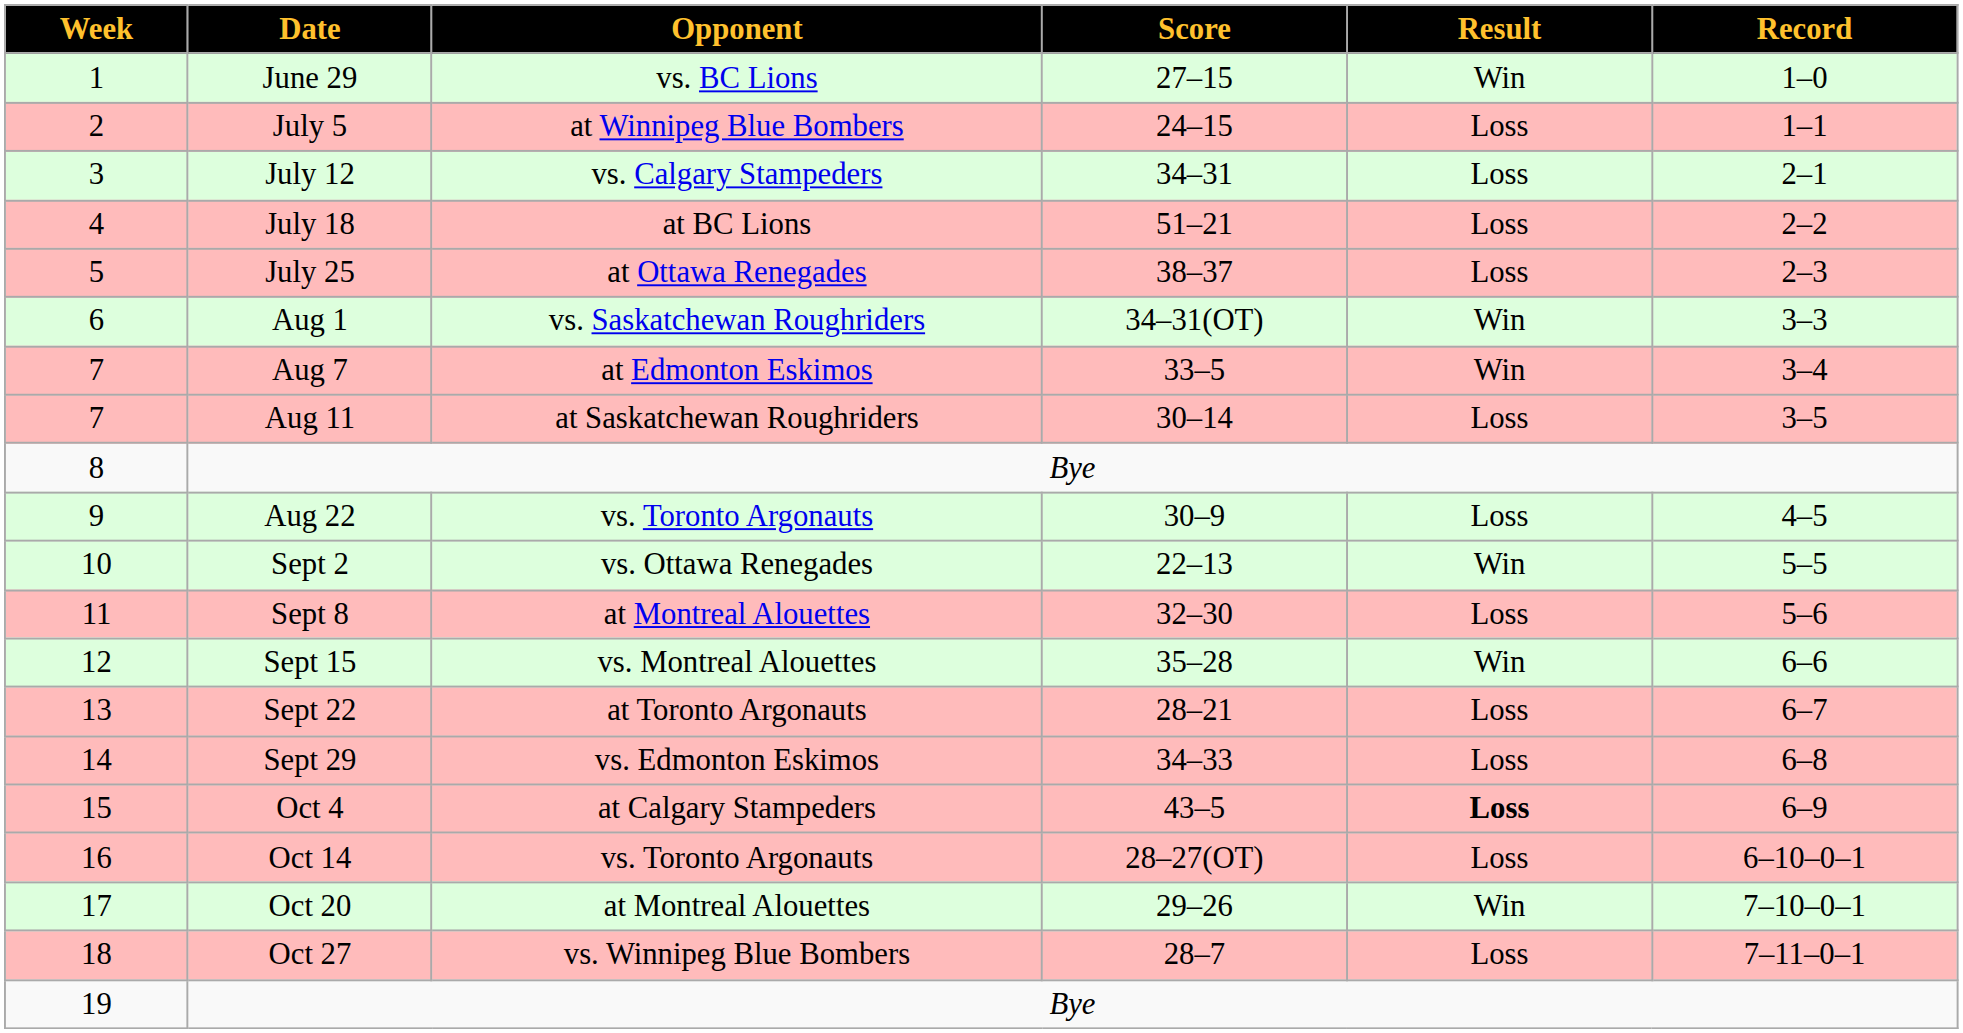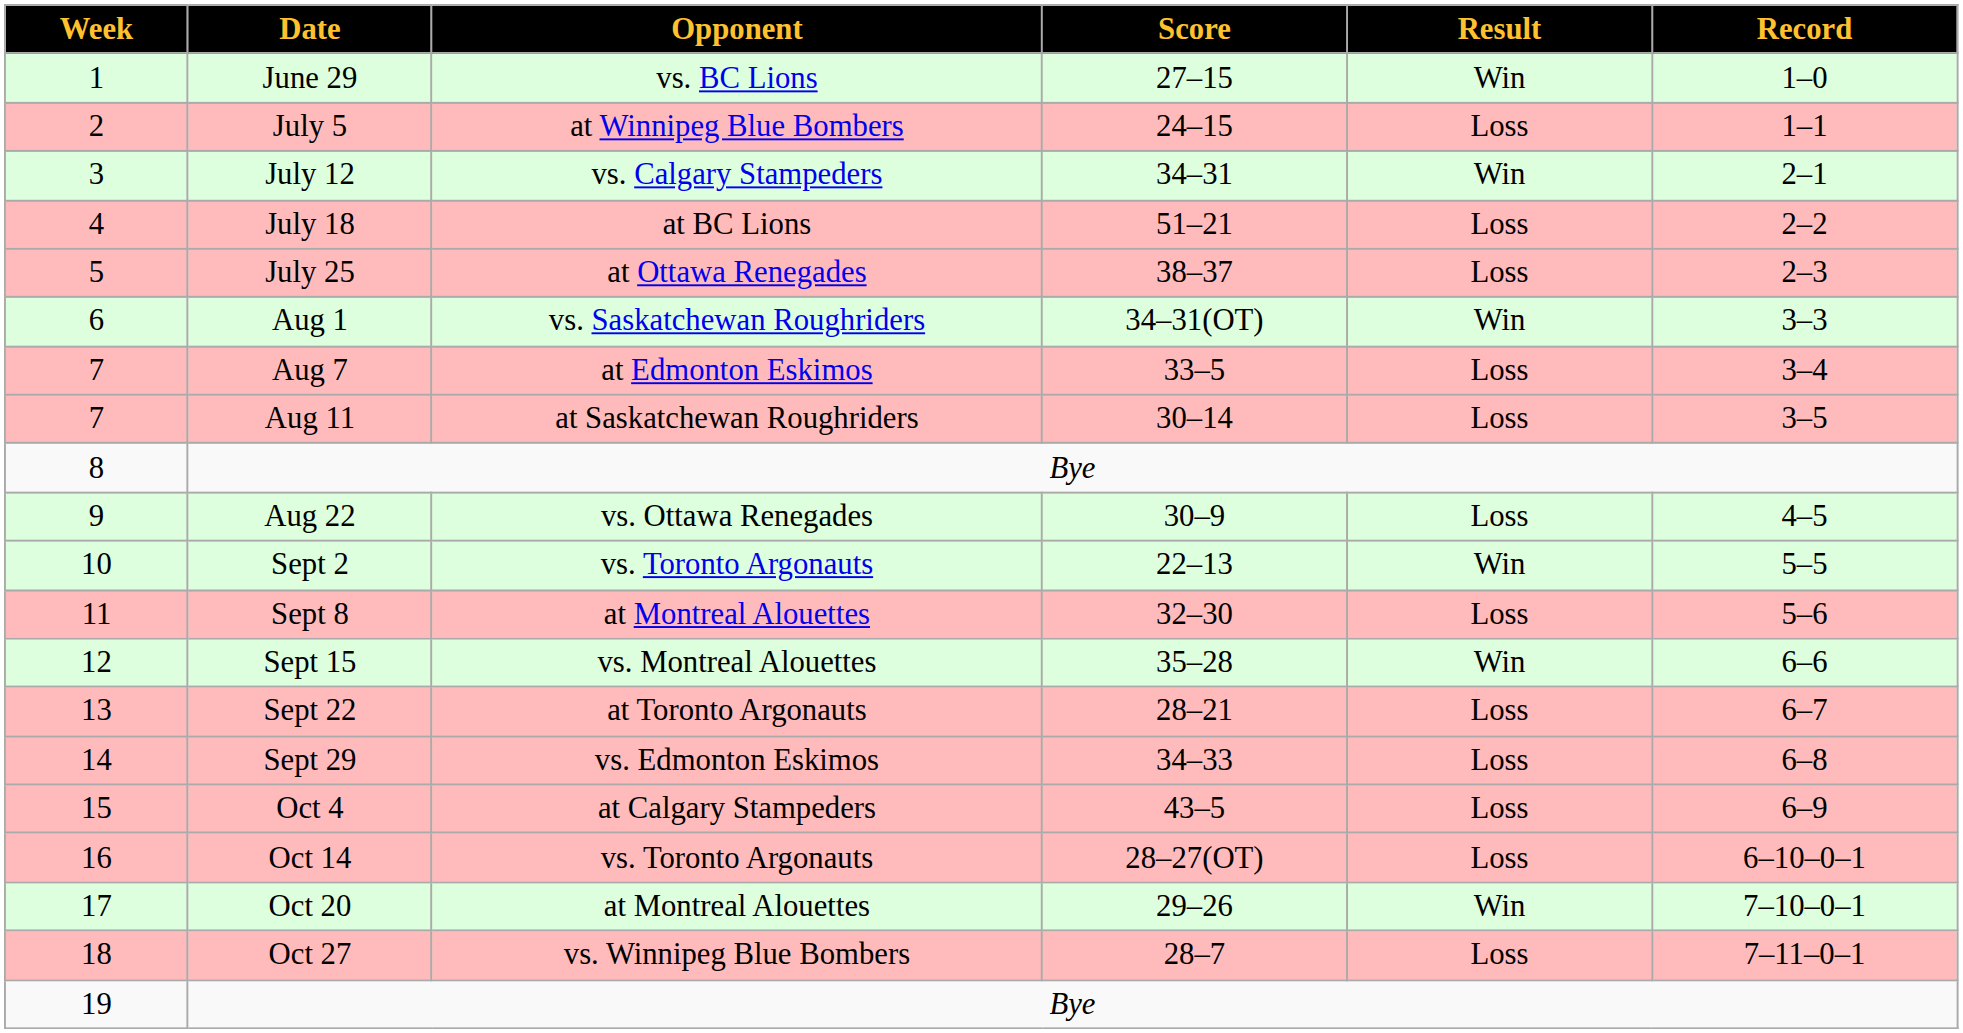(1499, 175) Loss -> (1499, 175) Win
(1499, 369) Win -> (1499, 369) Loss
(737, 516) vs. Toronto Argonauts -> (737, 516) vs. Ottawa Renegades
(737, 564) vs. Ottawa Renegades -> (737, 564) vs. Toronto Argonauts
(1499, 808) bold -> (1499, 808) normal
